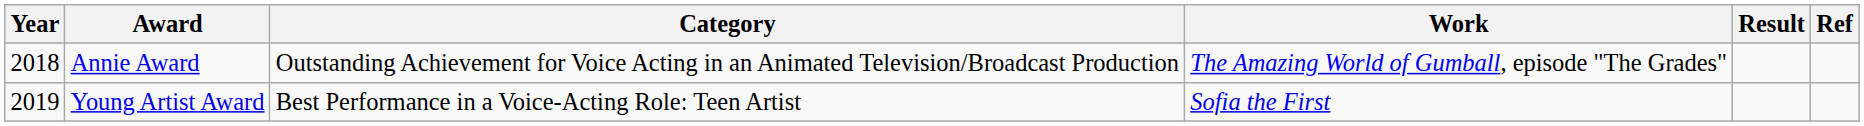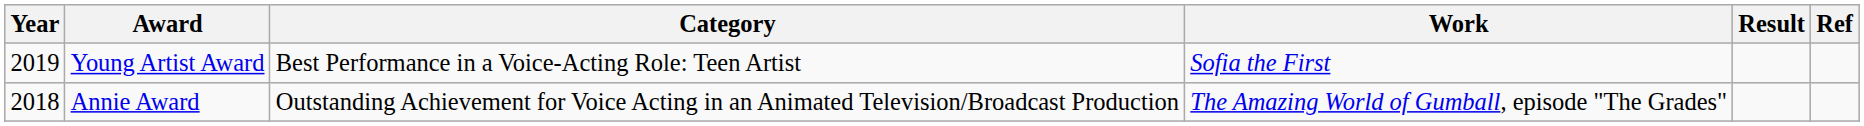rows swapped: (135, 62) <-> (168, 101)
